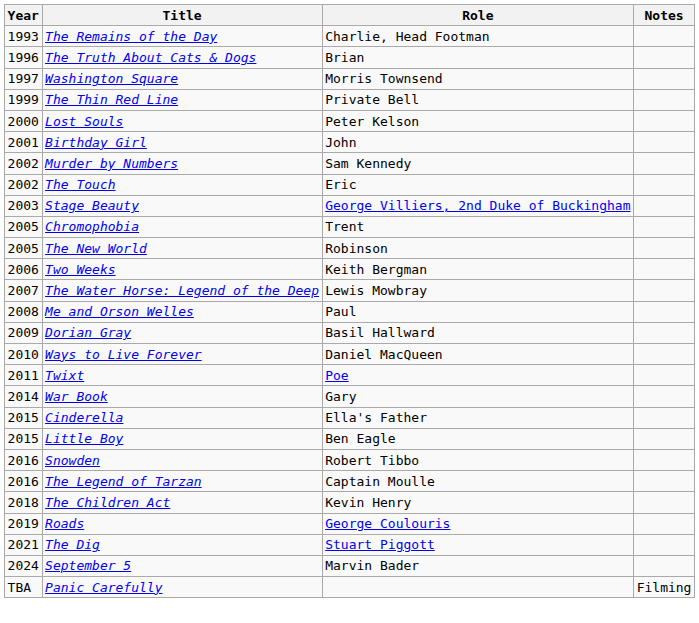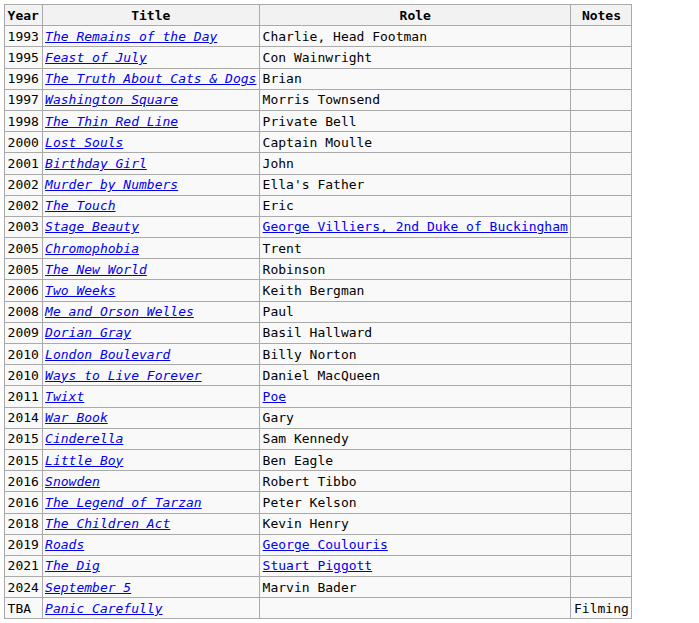+ row: (96, 57)
(23, 100) 1999 -> (23, 121) 1998
(372, 121) Peter Kelson -> (317, 142) Captain Moulle
(368, 163) Sam Kennedy -> (313, 185) Ella's Father
- row: (182, 291)
+ row: (108, 354)
(376, 418) Ella's Father -> (306, 439) Sam Kennedy
(380, 481) Captain Moulle -> (310, 502) Peter Kelson
